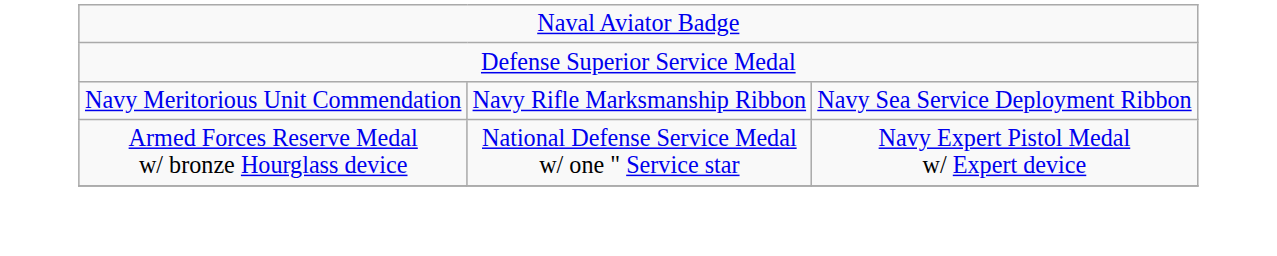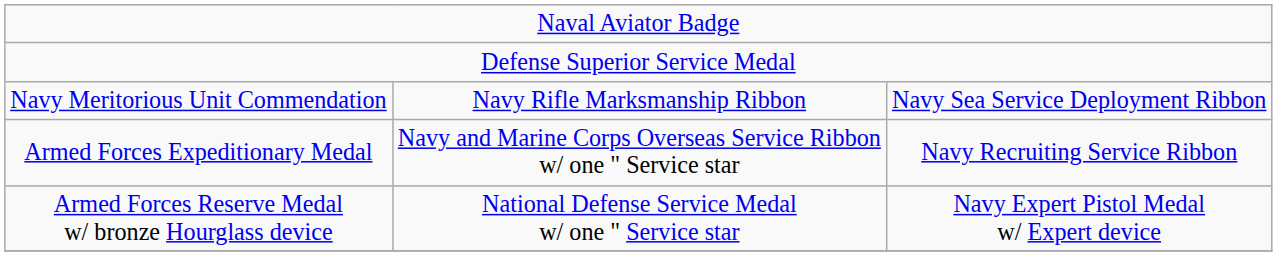+ row: (198, 152)
